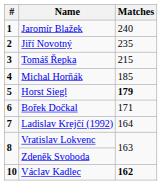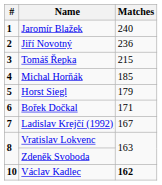(125, 44) 235 -> (125, 44) 236
(125, 92) bold -> (125, 92) normal
(125, 124) 164 -> (125, 124) 167
